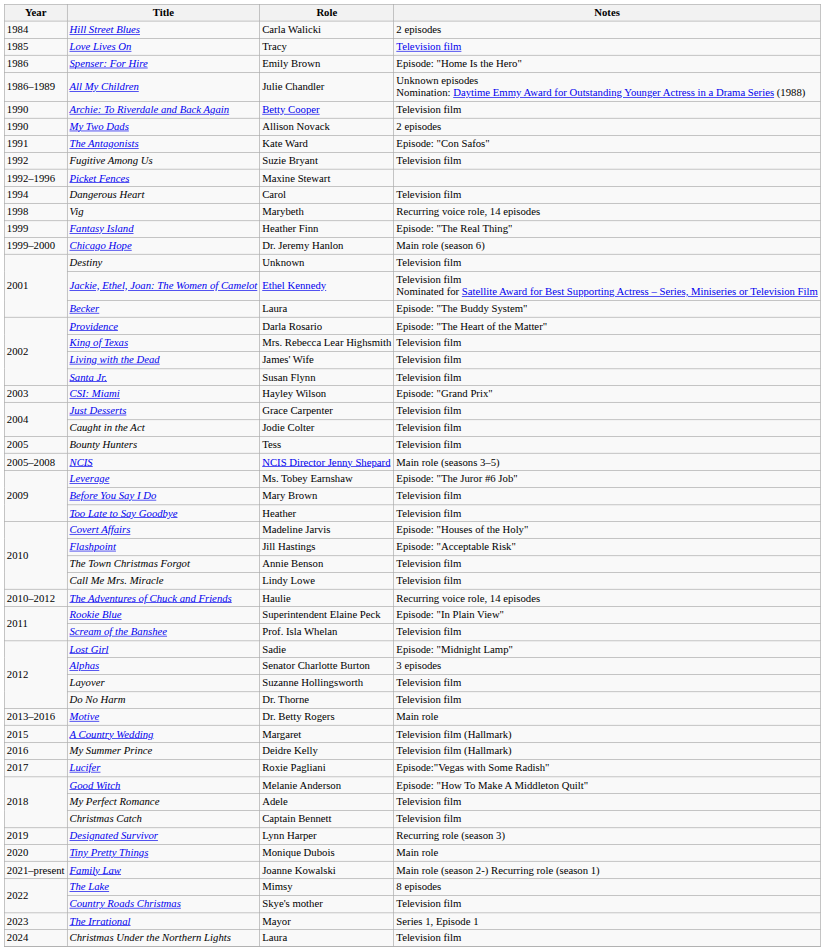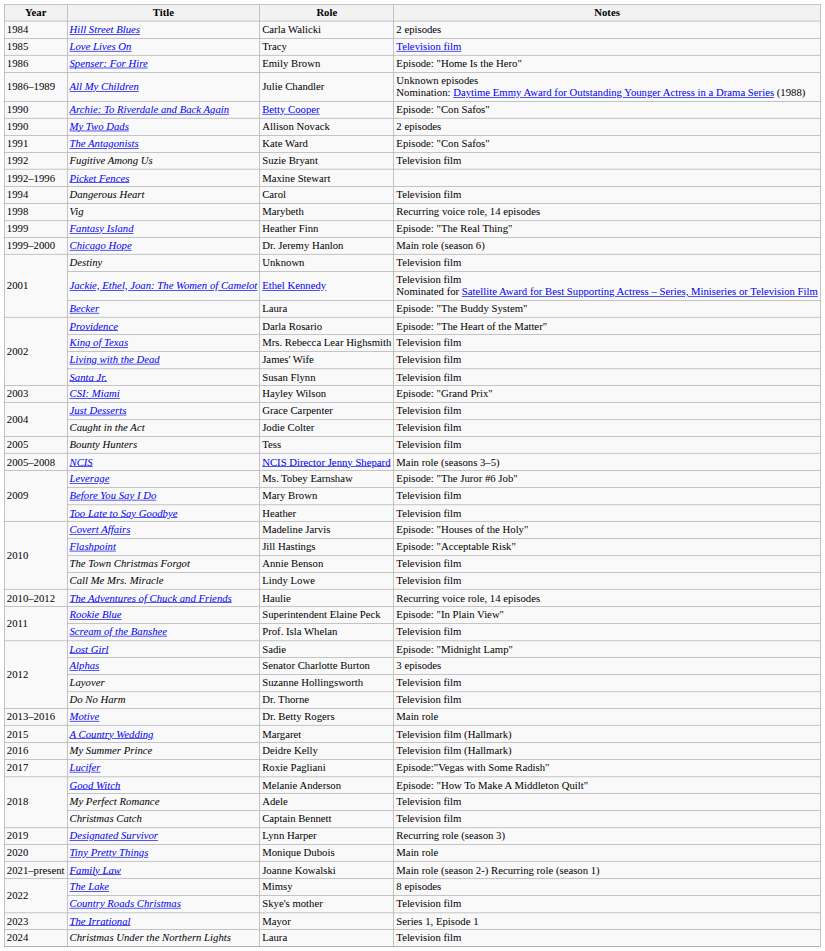(429, 110) Television film -> (443, 110) Episode: "Con Safos"
